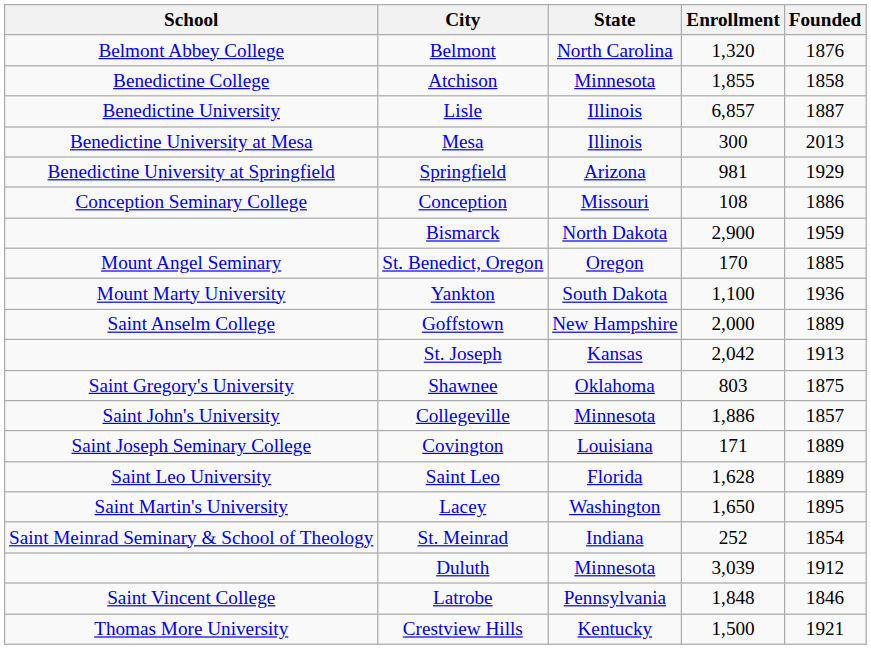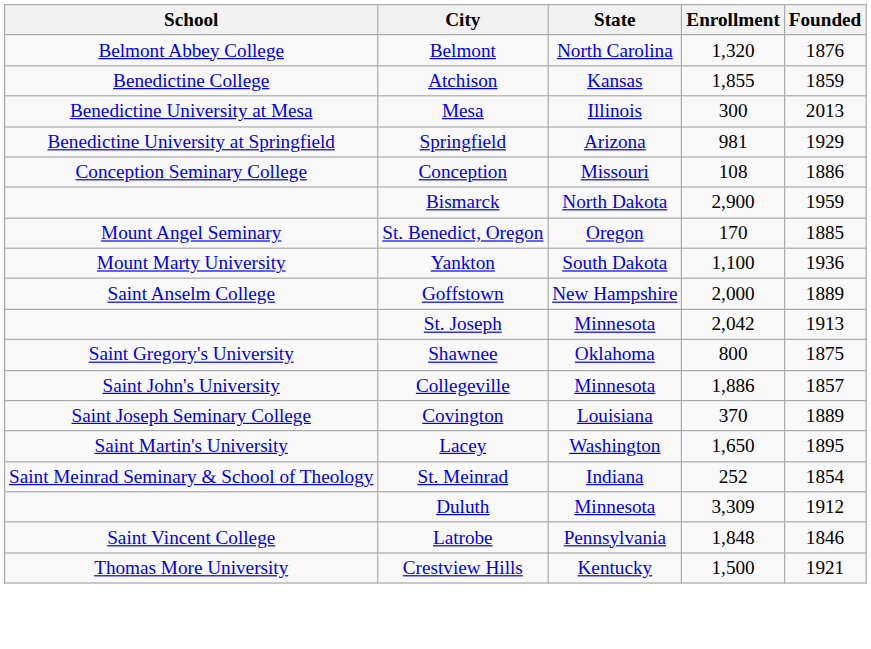(615, 80) Minnesota -> (615, 80) Kansas
(825, 80) 1858 -> (825, 80) 1859
- row: (463, 111)
(615, 354) Kansas -> (615, 324) Minnesota
(733, 385) 803 -> (733, 354) 800
(733, 446) 171 -> (733, 415) 370
- row: (463, 476)
(733, 567) 3,039 -> (733, 506) 3,309
